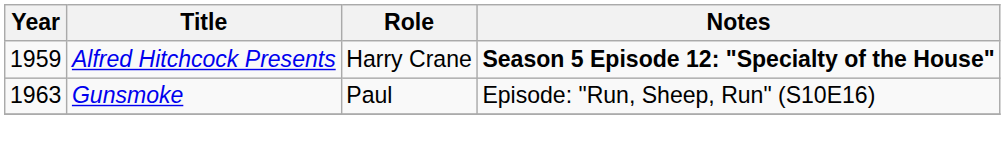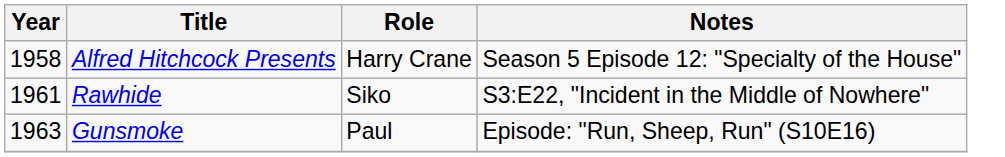(36, 59) 1959 -> (36, 59) 1958
(739, 59) bold -> (722, 59) normal
+ row: (117, 95)
